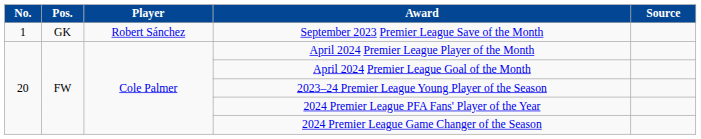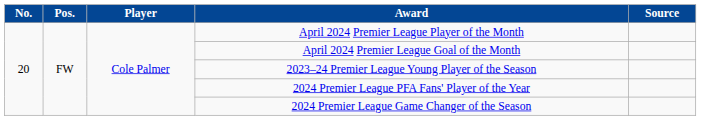- row: (422, 32)
